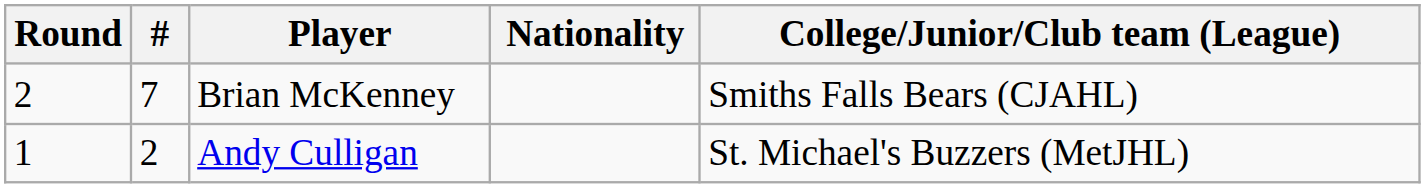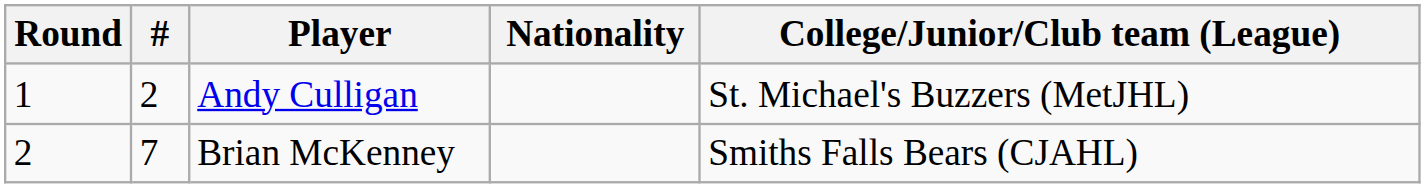rows swapped: (308, 152) <-> (326, 93)
